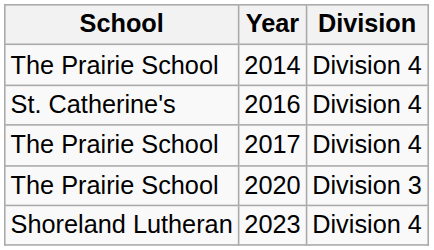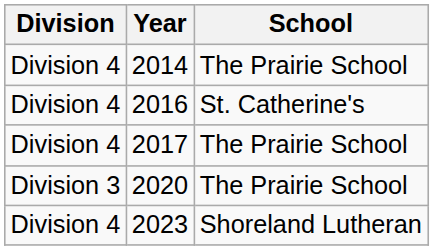columns swapped: (122, 24) <-> (367, 24)
